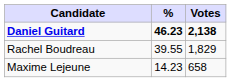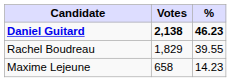columns swapped: (206, 13) <-> (168, 13)
